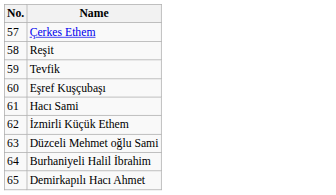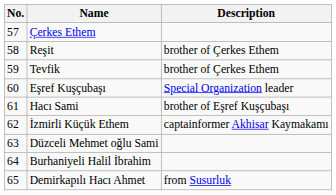+ column: (246, 13)
